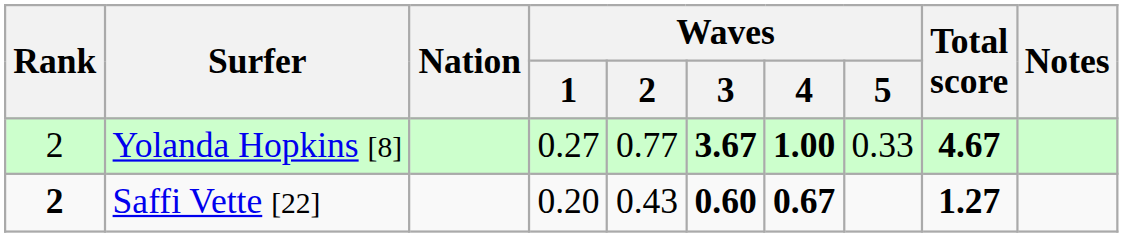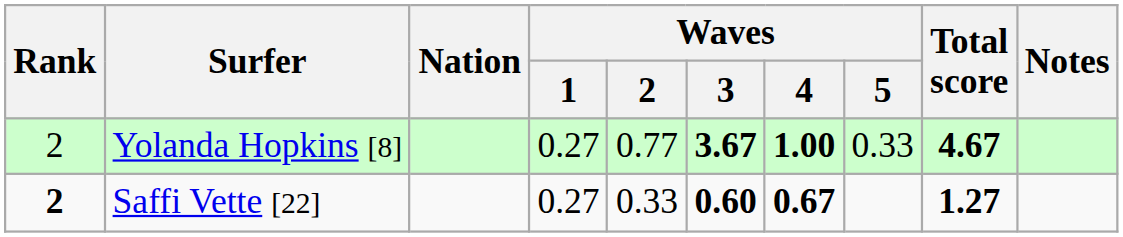(569, 201) 0.20 -> (569, 201) 0.27
(647, 201) 0.43 -> (647, 201) 0.33
